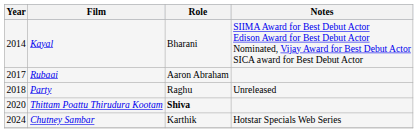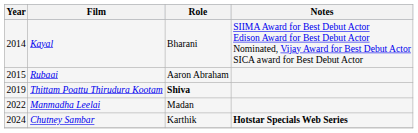(16, 74) 2017 -> (16, 74) 2015
- row: (41, 90)
(16, 105) 2020 -> (16, 90) 2019
+ row: (65, 105)
(287, 120) normal -> (290, 120) bold
